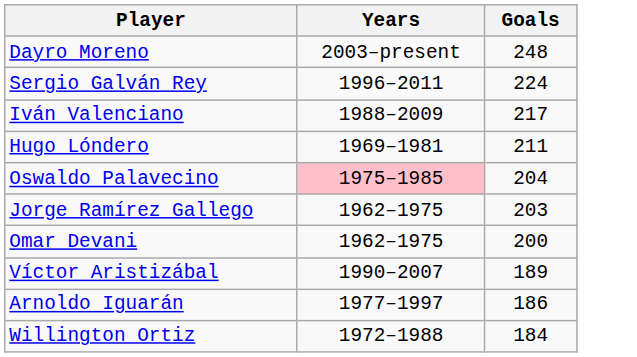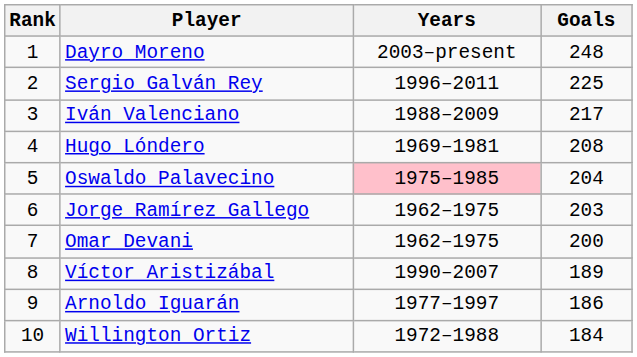+ column: (33, 21)
(531, 84) 224 -> (586, 84) 225
(531, 147) 211 -> (586, 147) 208
